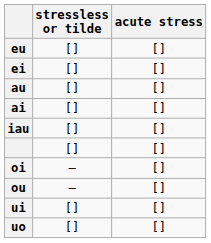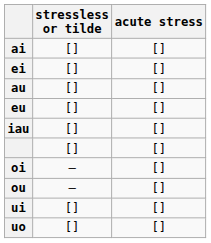rows swapped: (18, 108) <-> (18, 48)
